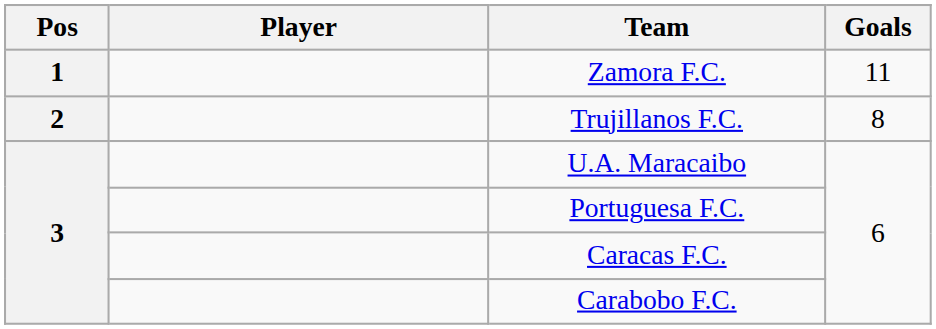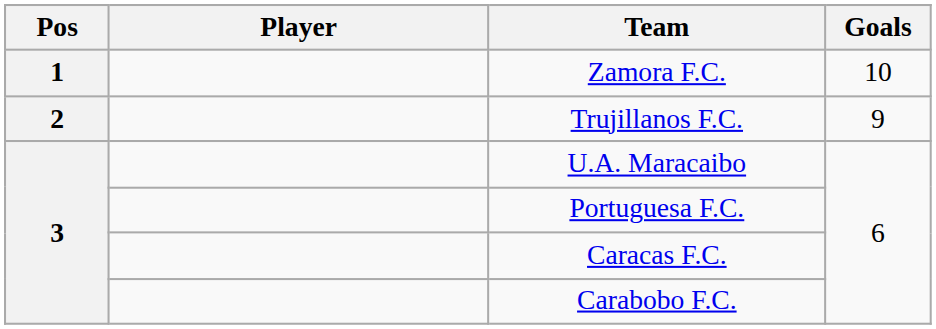(878, 72) 11 -> (878, 72) 10
(878, 117) 8 -> (878, 117) 9
